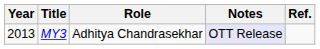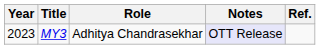(21, 34) 2013 -> (21, 34) 2023
